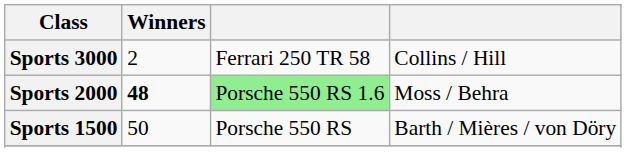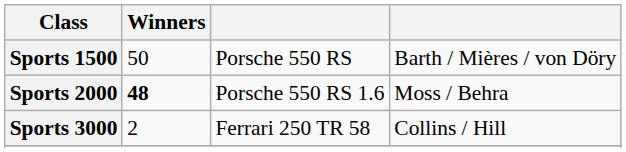rows swapped: (64, 57) <-> (64, 128)
(300, 93) lightgreen background -> (300, 93) no background
